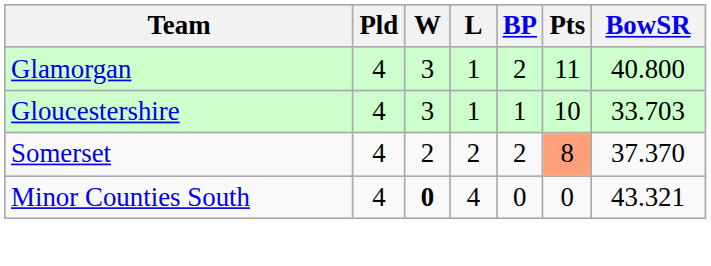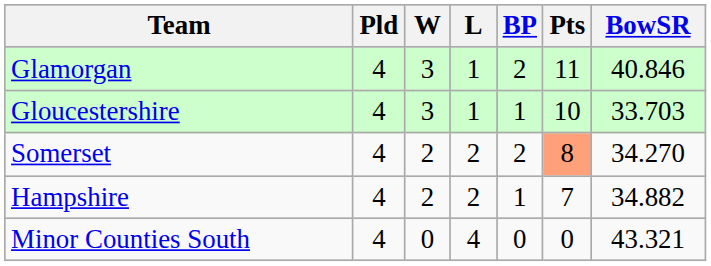(648, 68) 40.800 -> (648, 68) 40.846
(648, 153) 37.370 -> (648, 153) 34.270
+ row: (70, 196)
(427, 196) bold -> (427, 238) normal
